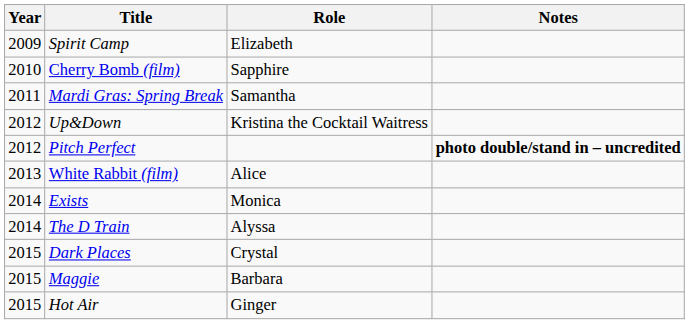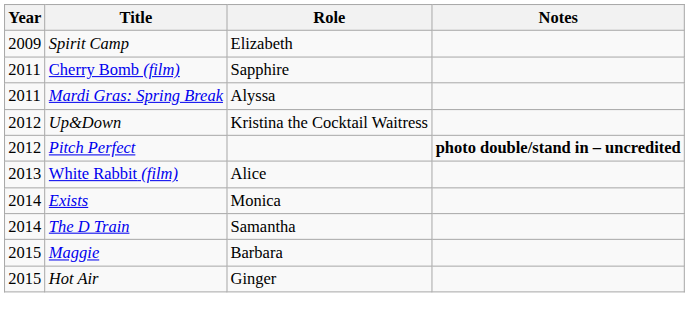(25, 69) 2010 -> (24, 69) 2011
(263, 95) Samantha -> (253, 95) Alyssa
(253, 226) Alyssa -> (263, 226) Samantha
- row: (90, 252)
